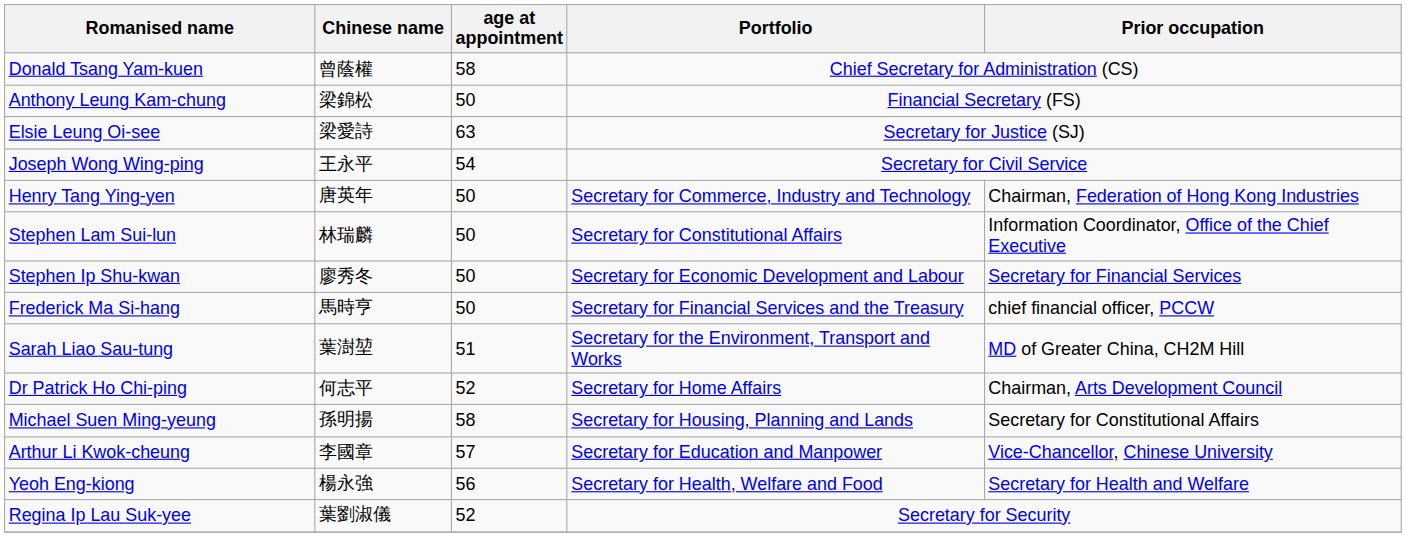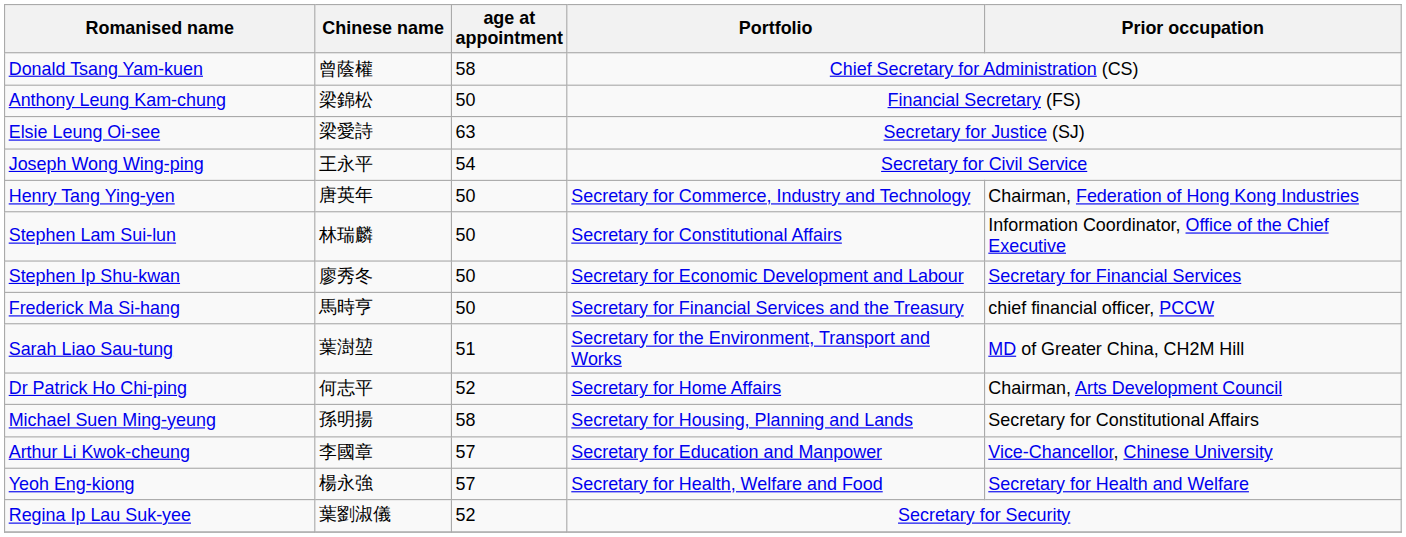(465, 483) 56 -> (465, 483) 57
